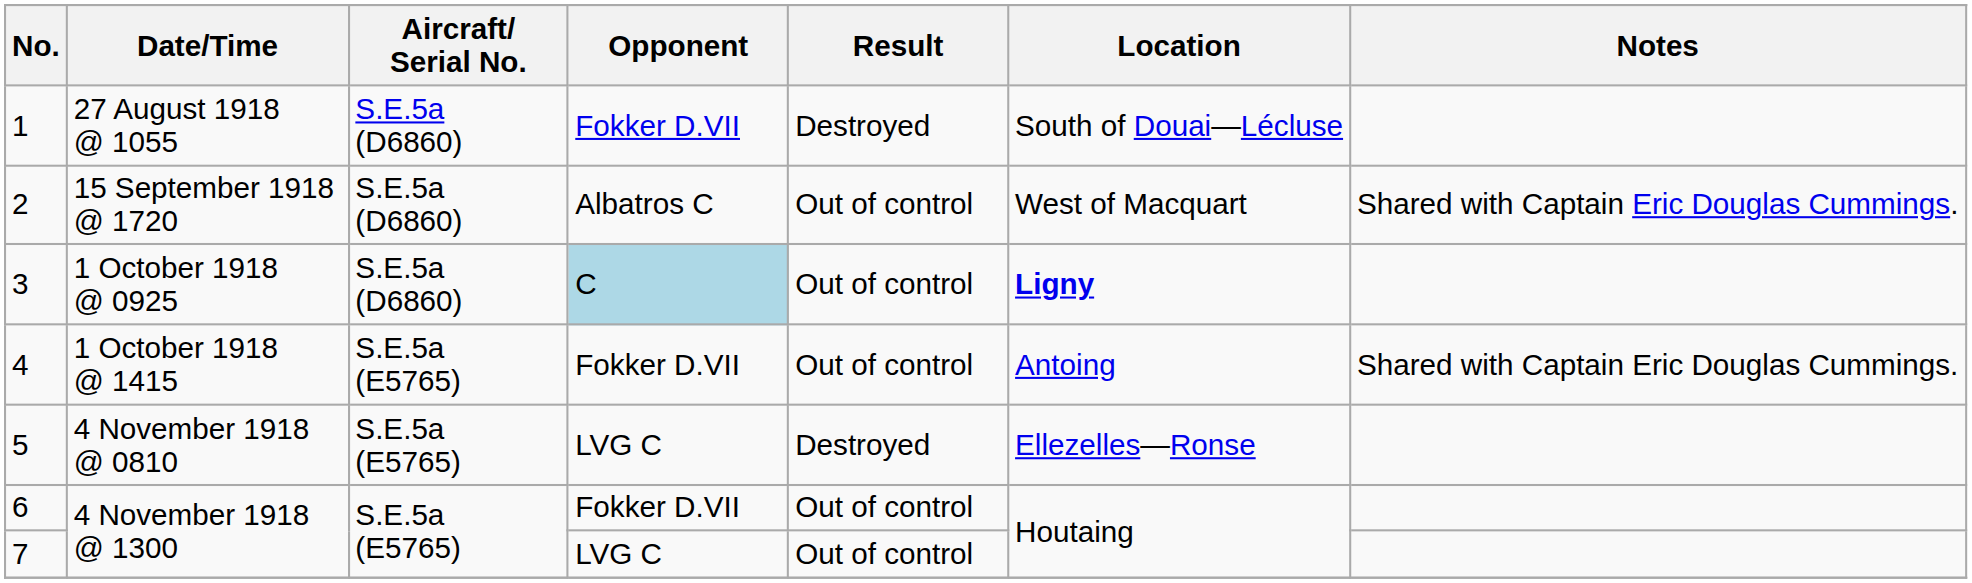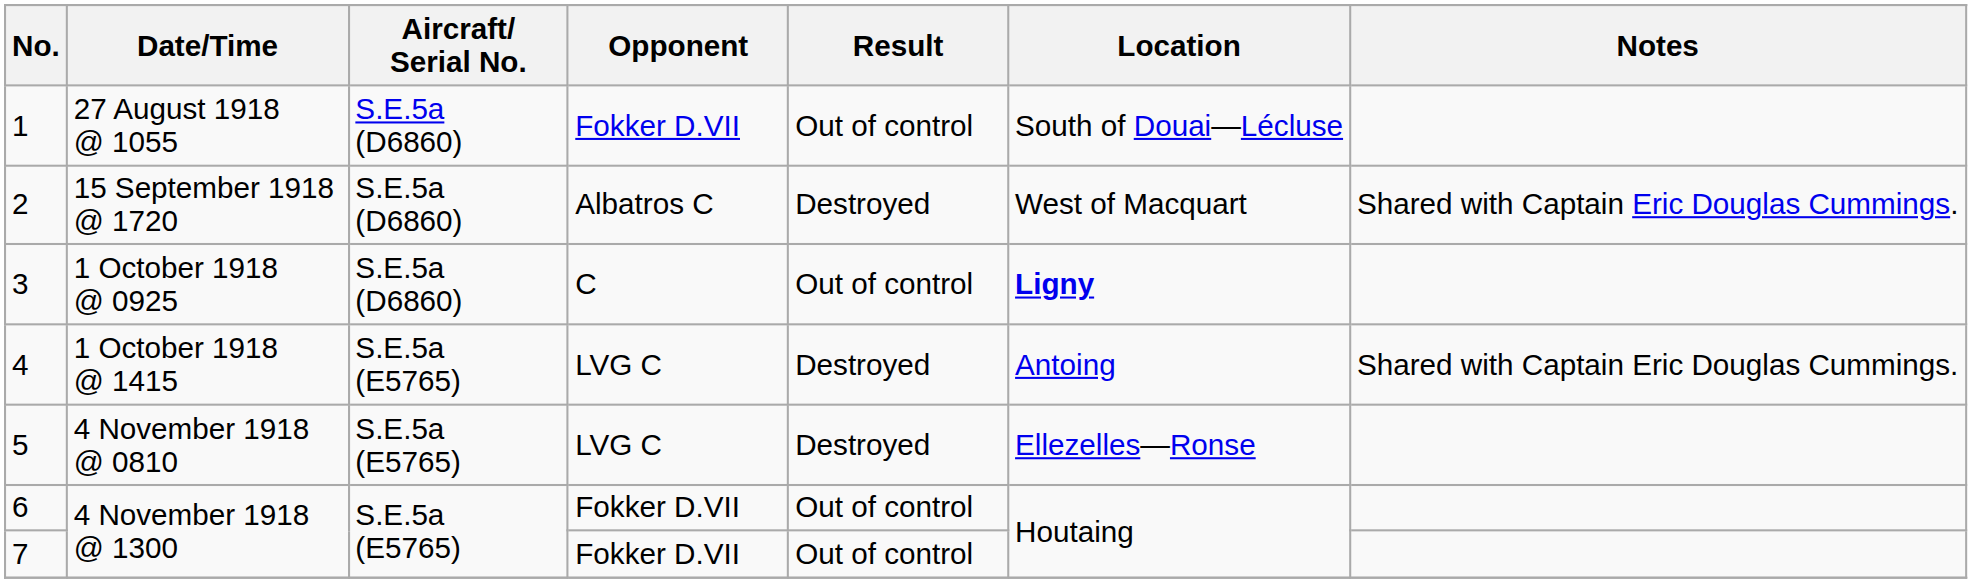(863, 125) Destroyed -> (884, 125) Out of control
(884, 205) Out of control -> (863, 205) Destroyed
(586, 285) lightblue background -> (586, 285) no background
(658, 365) Fokker D.VII -> (619, 365) LVG C
(884, 365) Out of control -> (863, 365) Destroyed
(619, 555) LVG C -> (658, 555) Fokker D.VII
